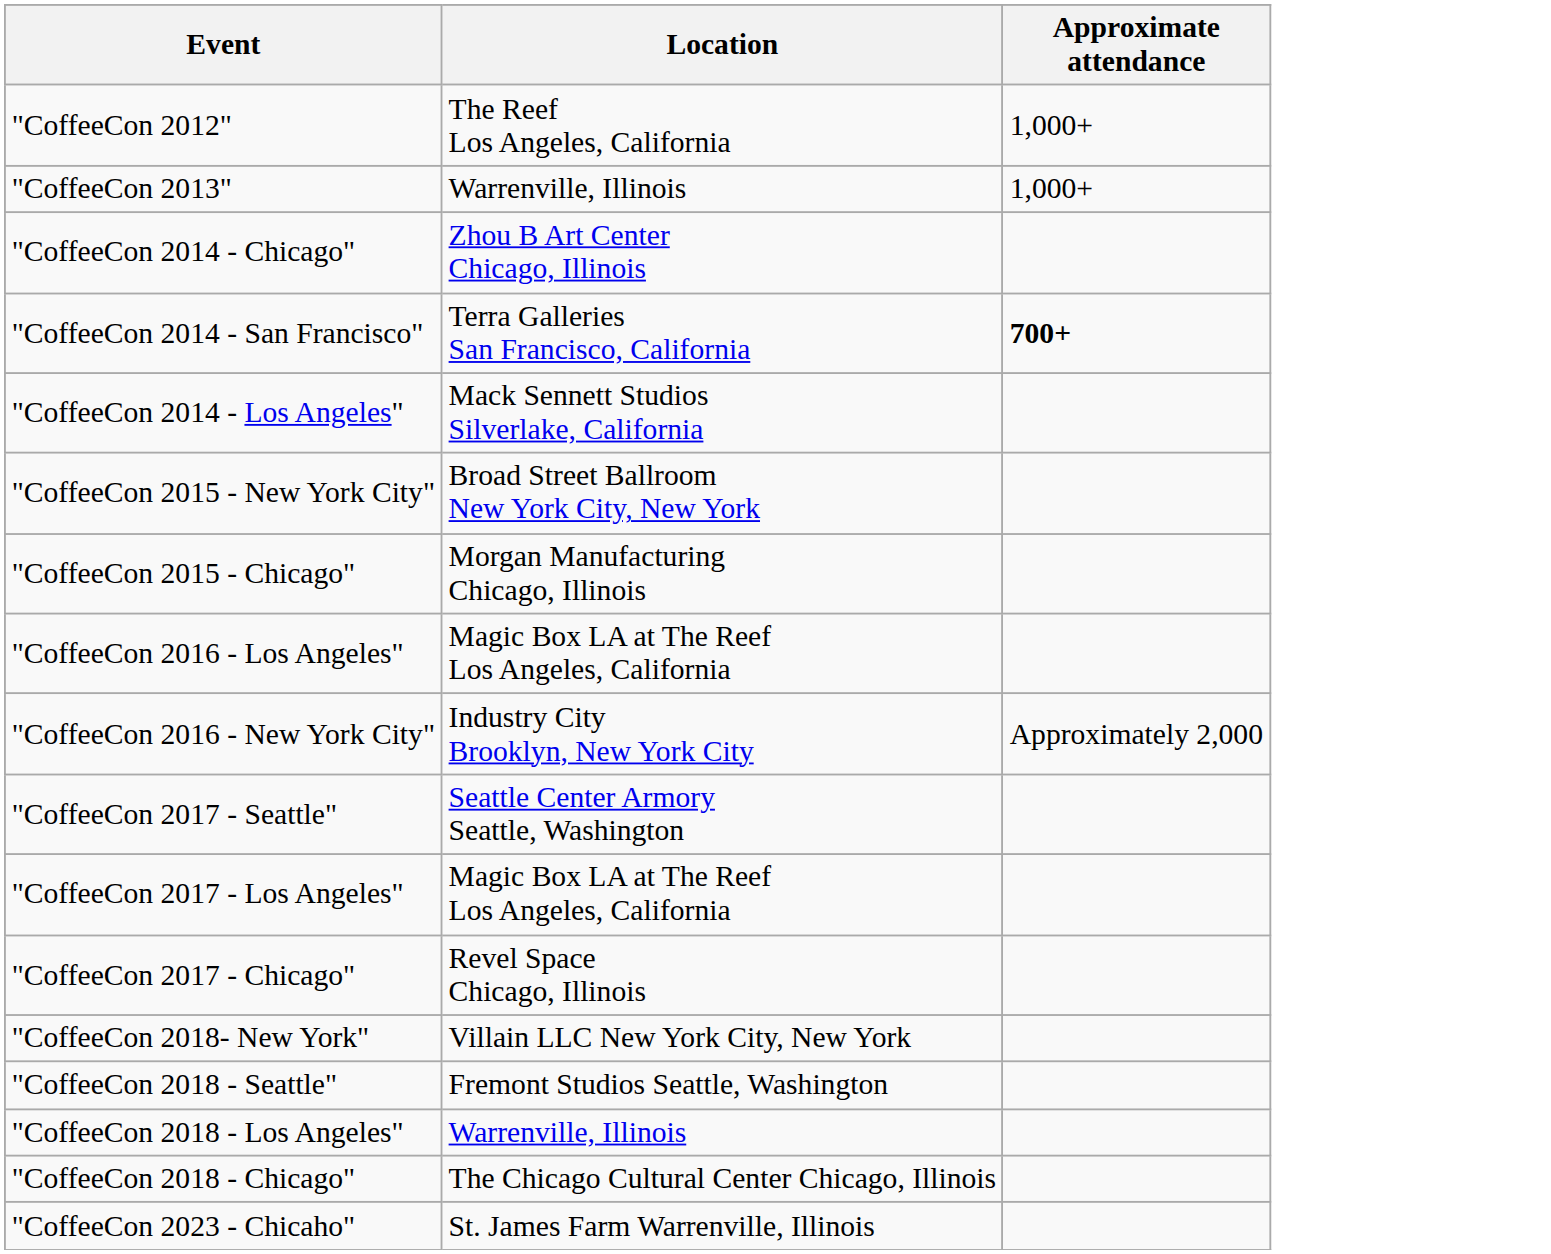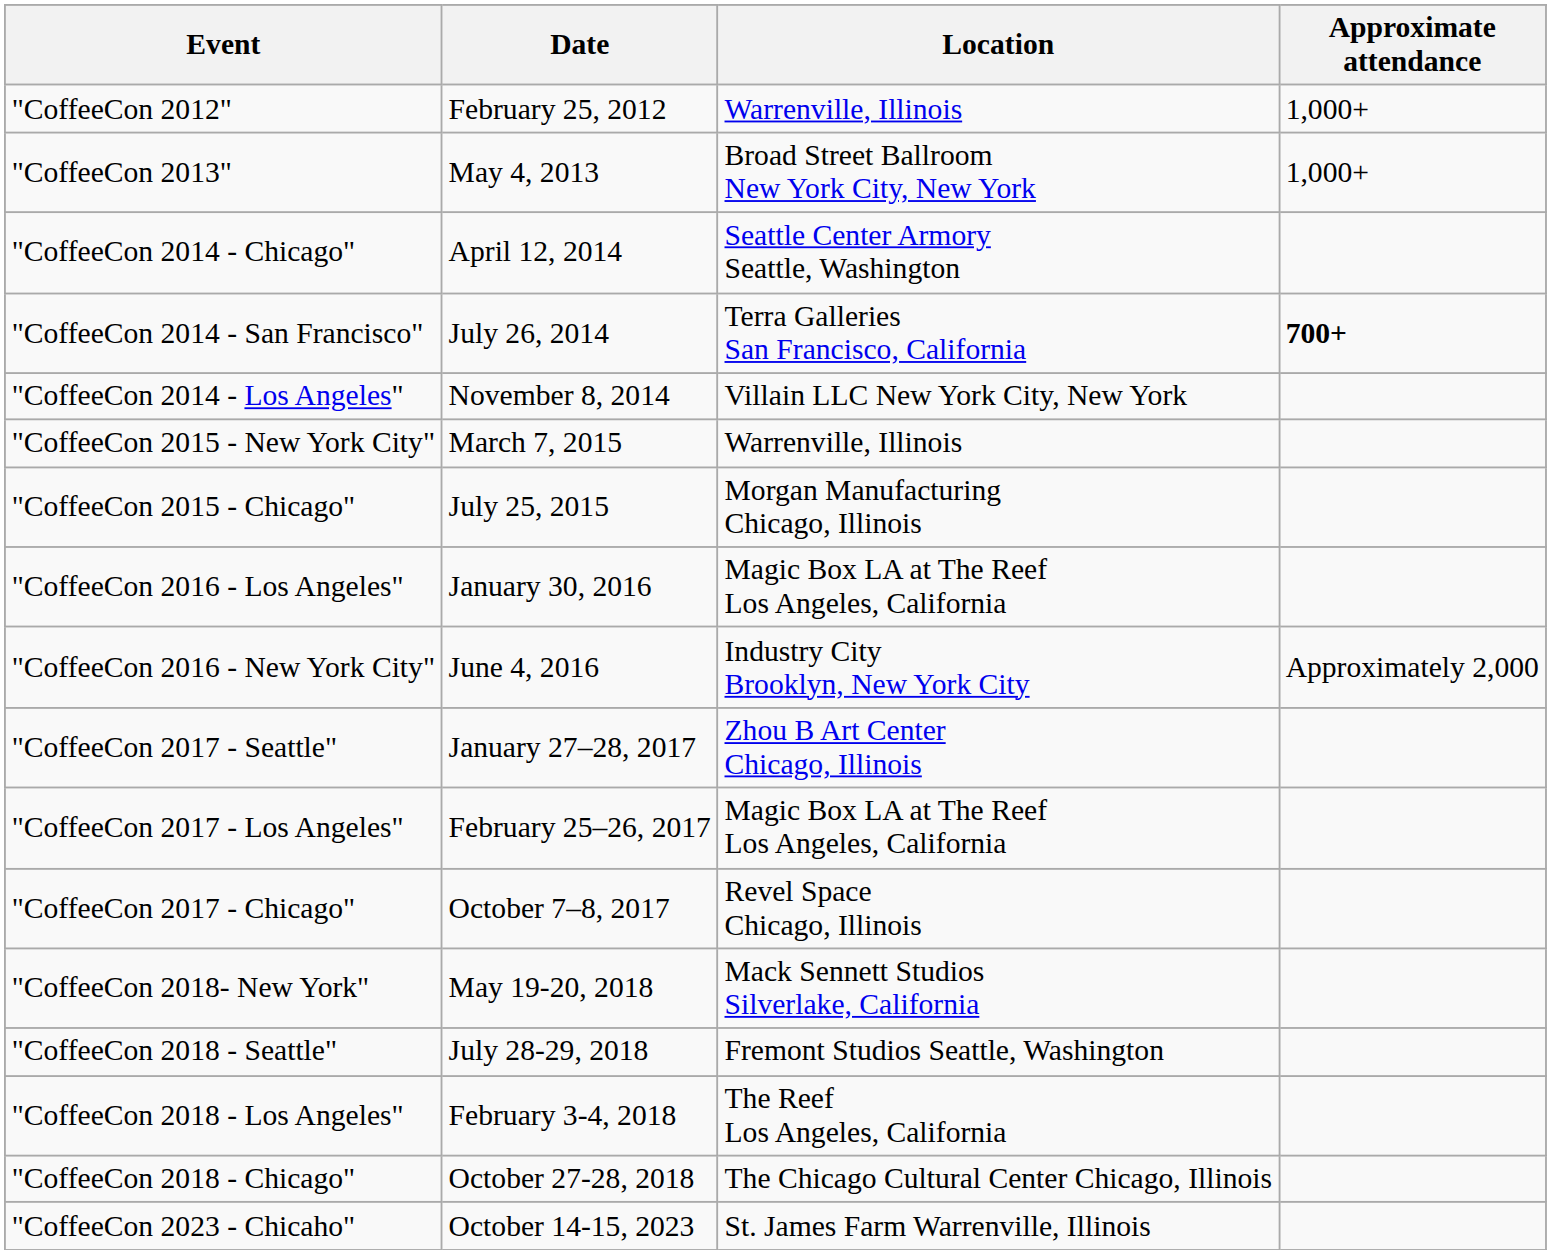+ column: (580, 44)
(590, 124) The Reef Los Angeles, California -> (843, 108) Warrenville, Illinois
(567, 188) Warrenville, Illinois -> (880, 171) Broad Street Ballroom New York City, New York
(559, 252) Zhou B Art Center Chicago, Illinois -> (858, 252) Seattle Center Armory Seattle, Washington
(579, 412) Mack Sennett Studios Silverlake, California -> (956, 395) Villain LLC New York City, New York
(604, 492) Broad Street Ballroom New York City, New York -> (843, 442) Warrenville, Illinois
(582, 813) Seattle Center Armory Seattle, Washington -> (835, 747) Zhou B Art Center Chicago, Illinois
(680, 1037) Villain LLC New York City, New York -> (854, 987) Mack Sennett Studios Silverlake, California
(567, 1131) Warrenville, Illinois -> (866, 1115) The Reef Los Angeles, California
